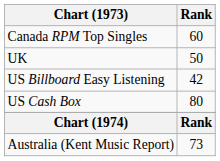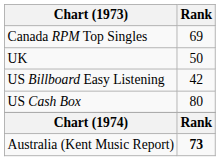(196, 36) 60 -> (196, 36) 69
(196, 144) normal -> (196, 144) bold
